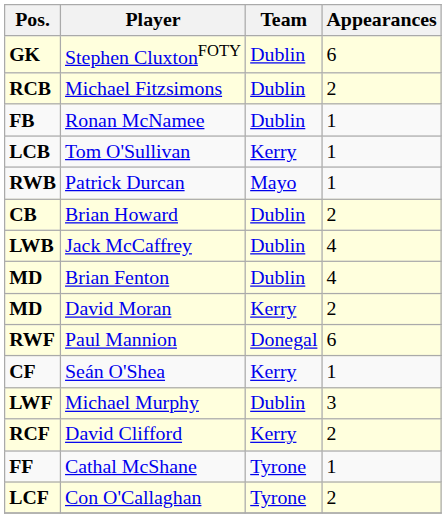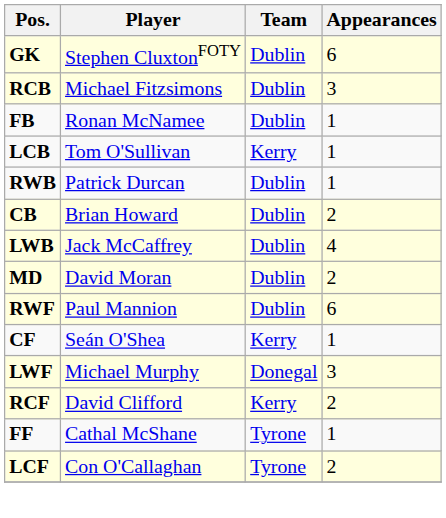(331, 88) 2 -> (331, 88) 3
(273, 182) Mayo -> (278, 182) Dublin
- row: (117, 277)
(273, 308) Kerry -> (278, 277) Dublin
(284, 340) Donegal -> (278, 308) Dublin
(278, 403) Dublin -> (284, 371) Donegal
